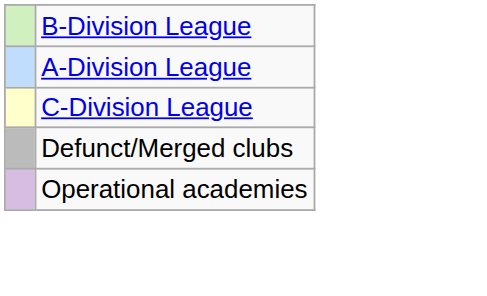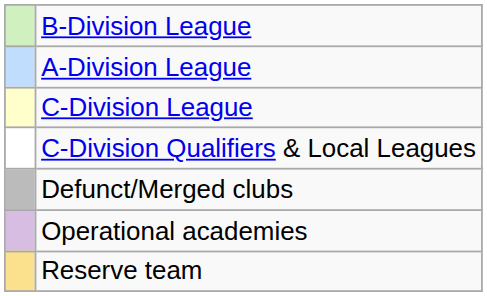+ row: (259, 149)
+ row: (122, 271)
